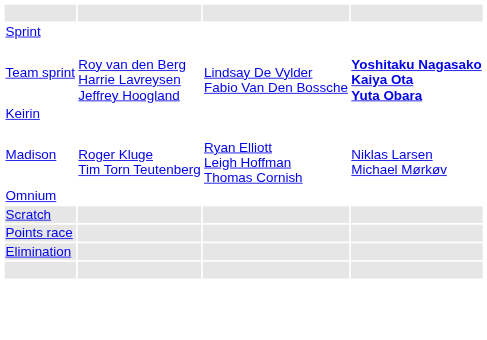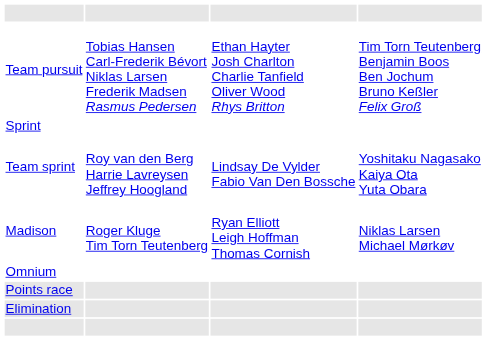+ row: (44, 69)
(417, 80) bold -> (420, 174) normal
- row: (23, 113)
- row: (28, 214)
